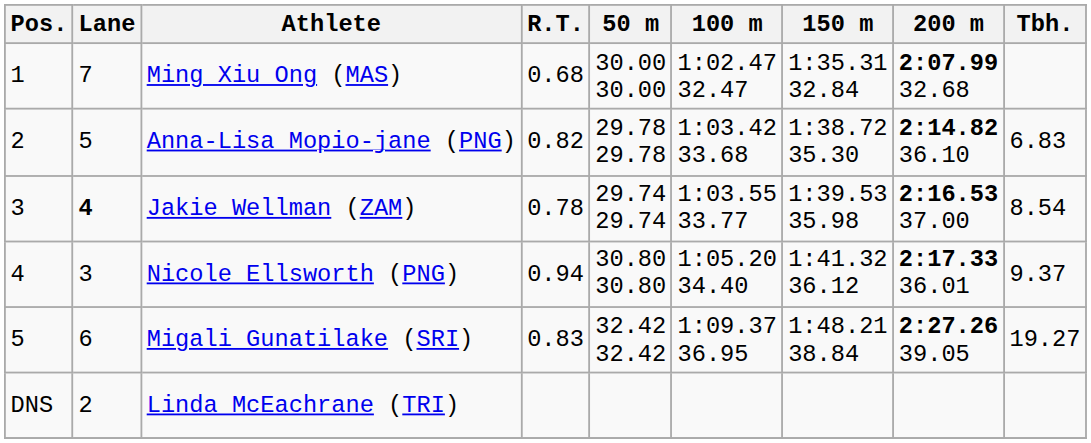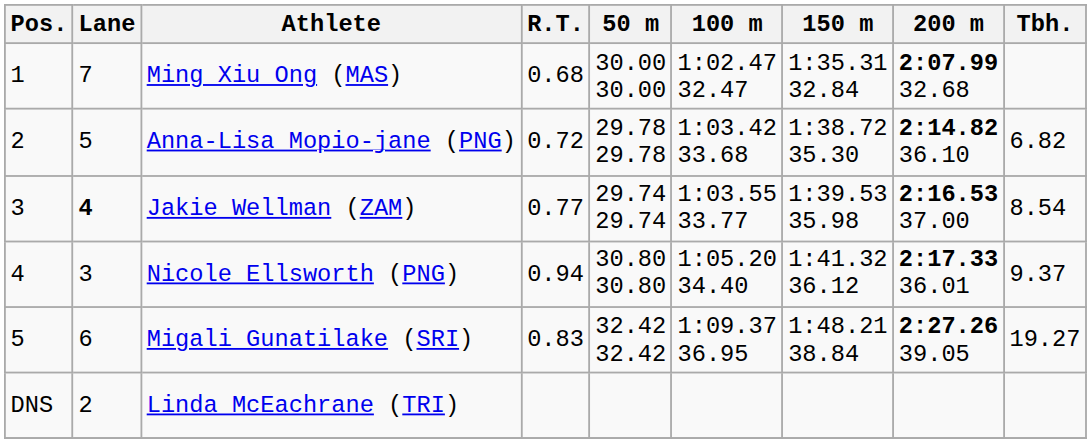(556, 142) 0.82 -> (556, 142) 0.72
(1038, 142) 6.83 -> (1038, 142) 6.82
(556, 208) 0.78 -> (556, 208) 0.77
